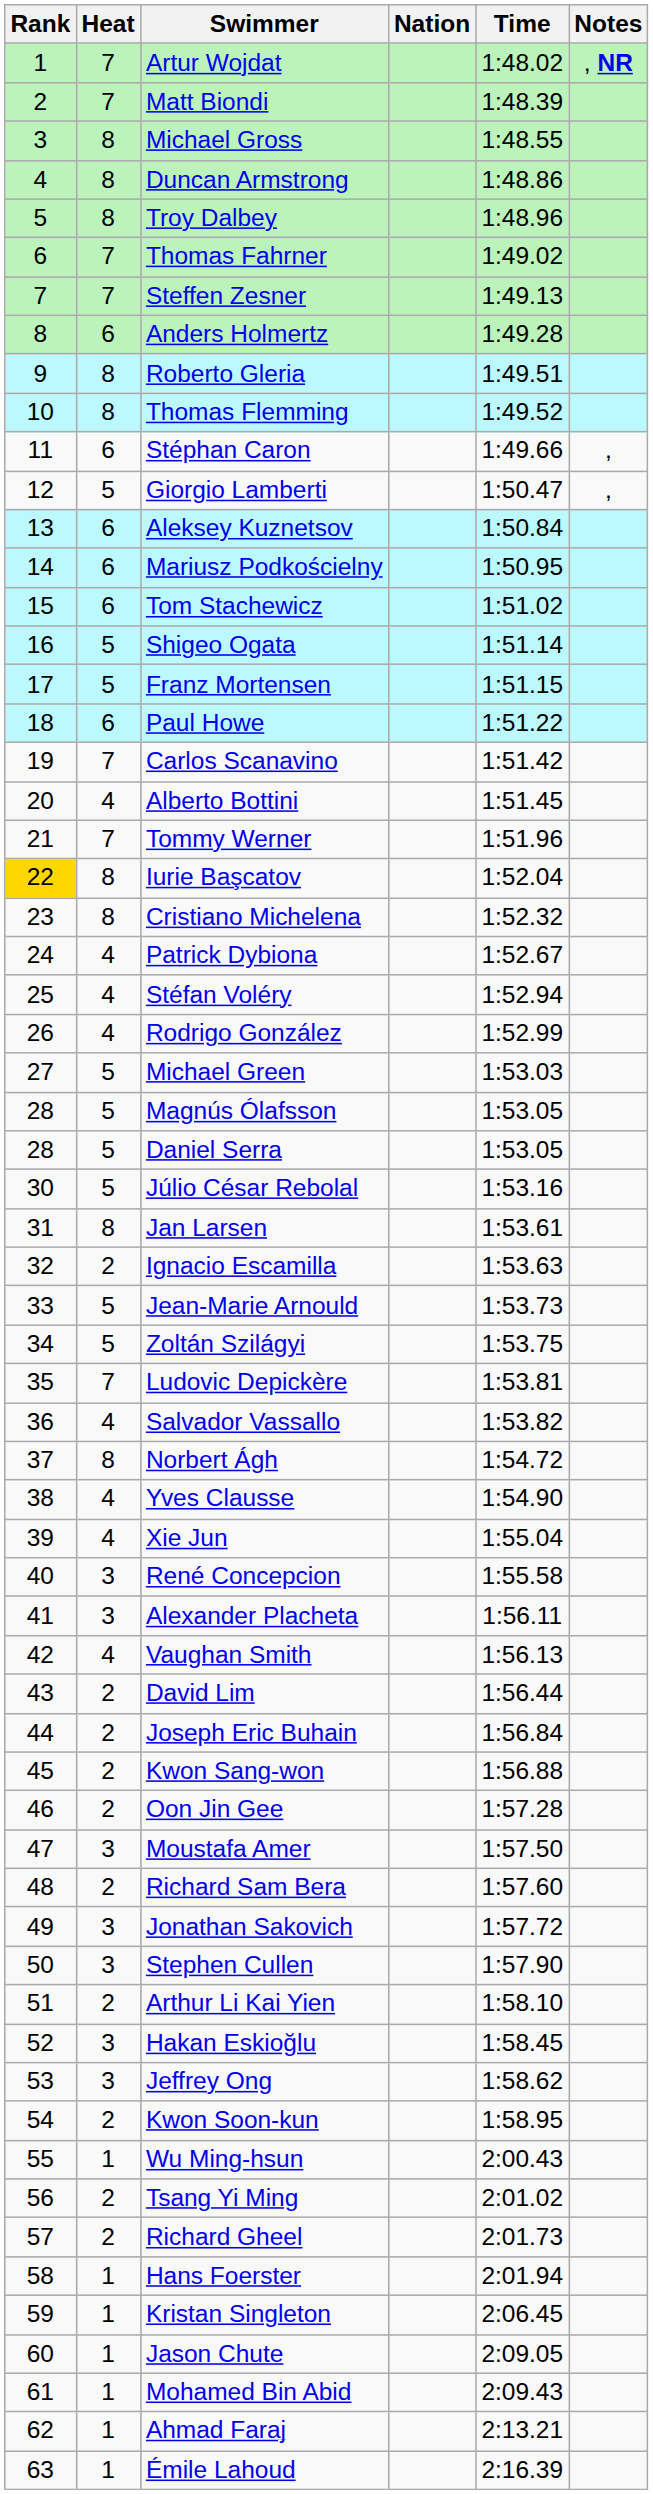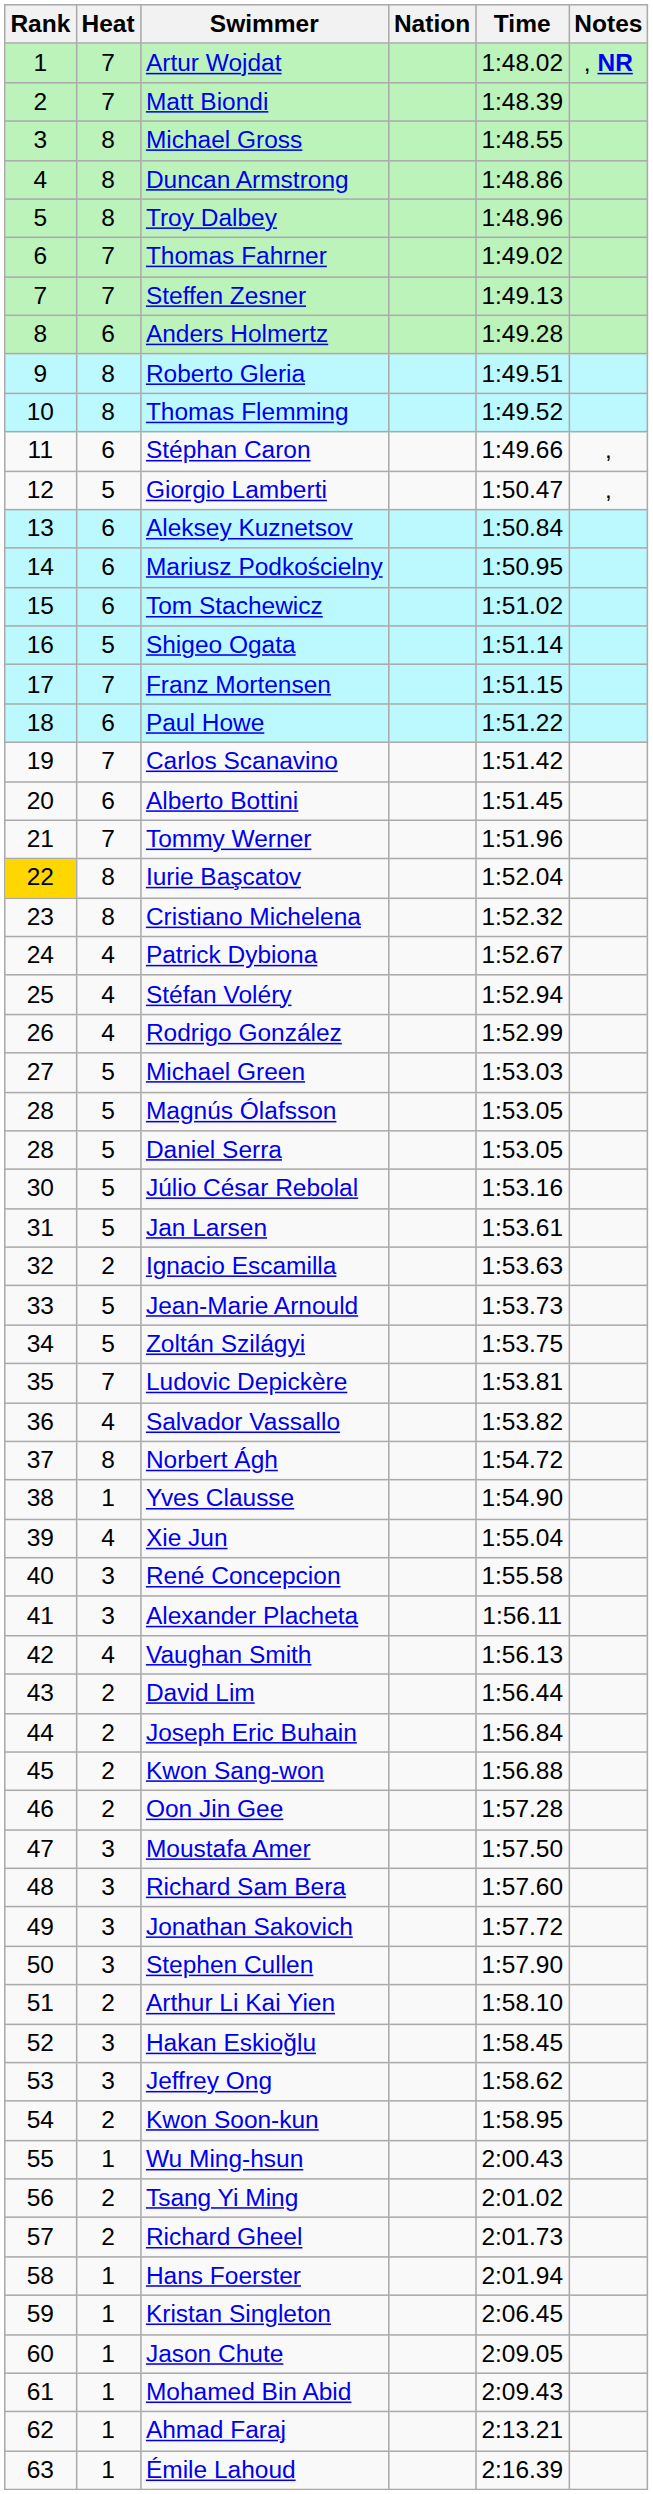(108, 683) 5 -> (108, 683) 7
(108, 800) 4 -> (108, 800) 6
(108, 1227) 8 -> (108, 1227) 5
(108, 1499) 4 -> (108, 1499) 1
(108, 1887) 2 -> (108, 1887) 3
